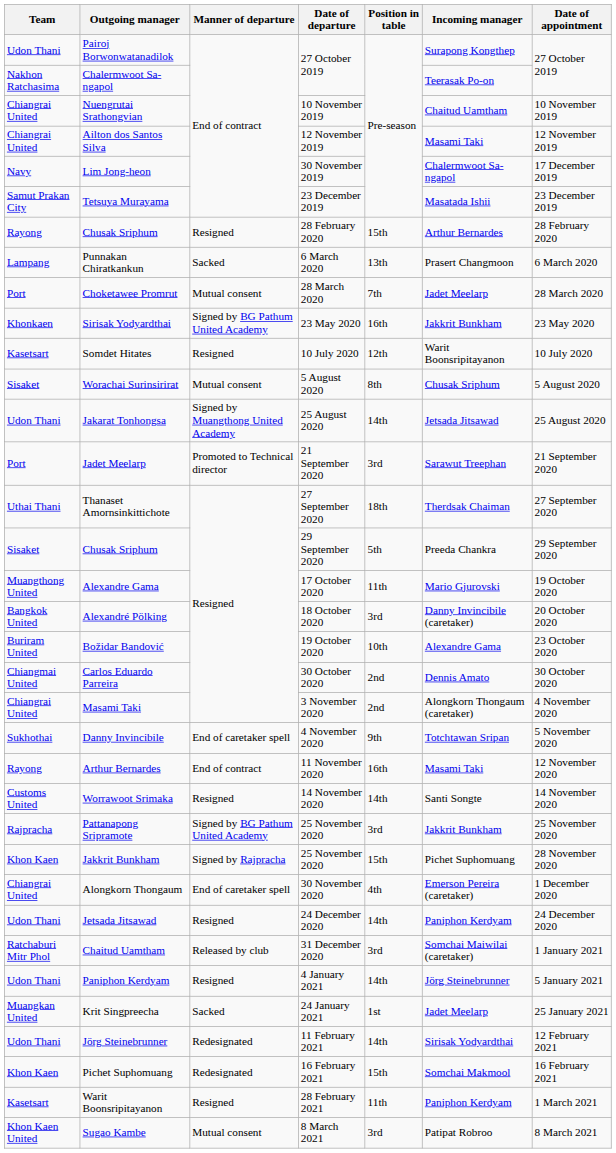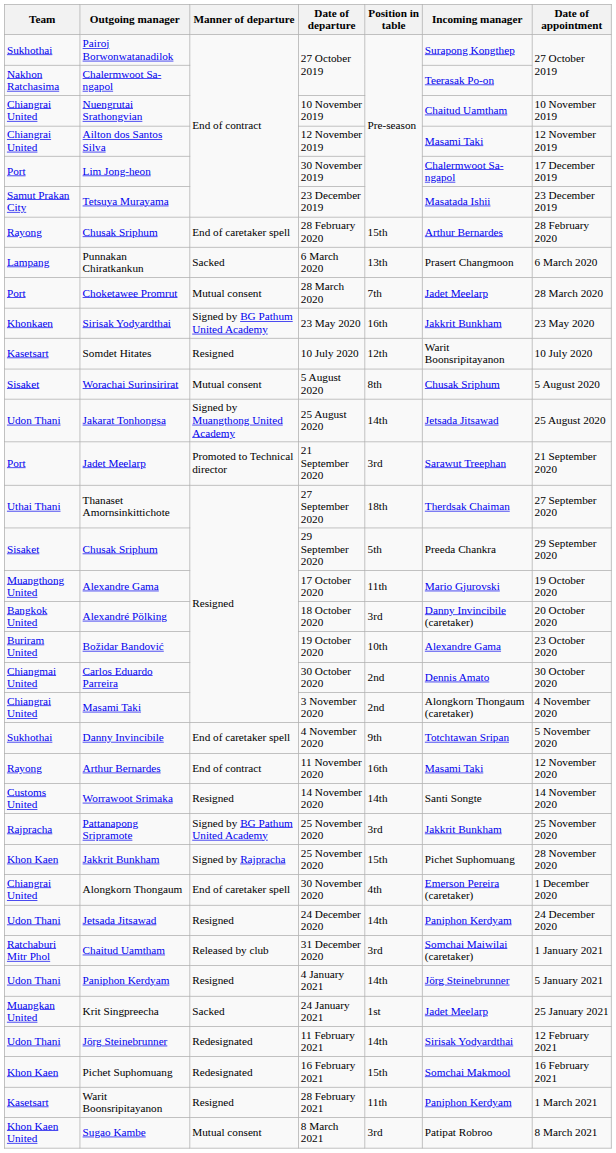(34, 50) Udon Thani -> (30, 50) Sukhothai
(19, 171) Navy -> (16, 171) Port
(213, 232) Resigned -> (241, 232) End of caretaker spell
